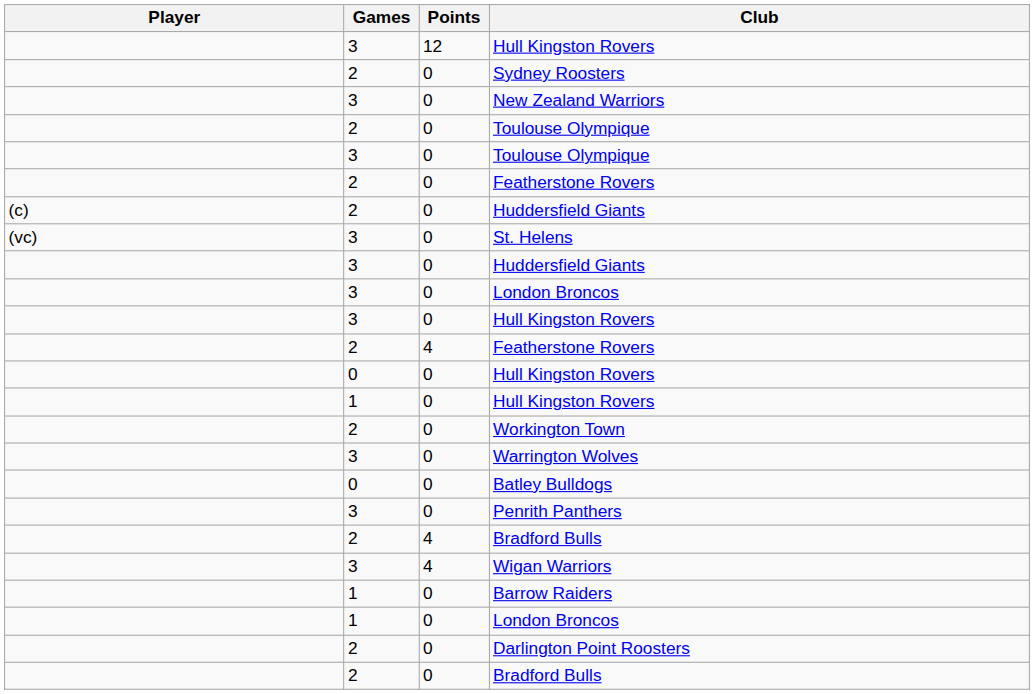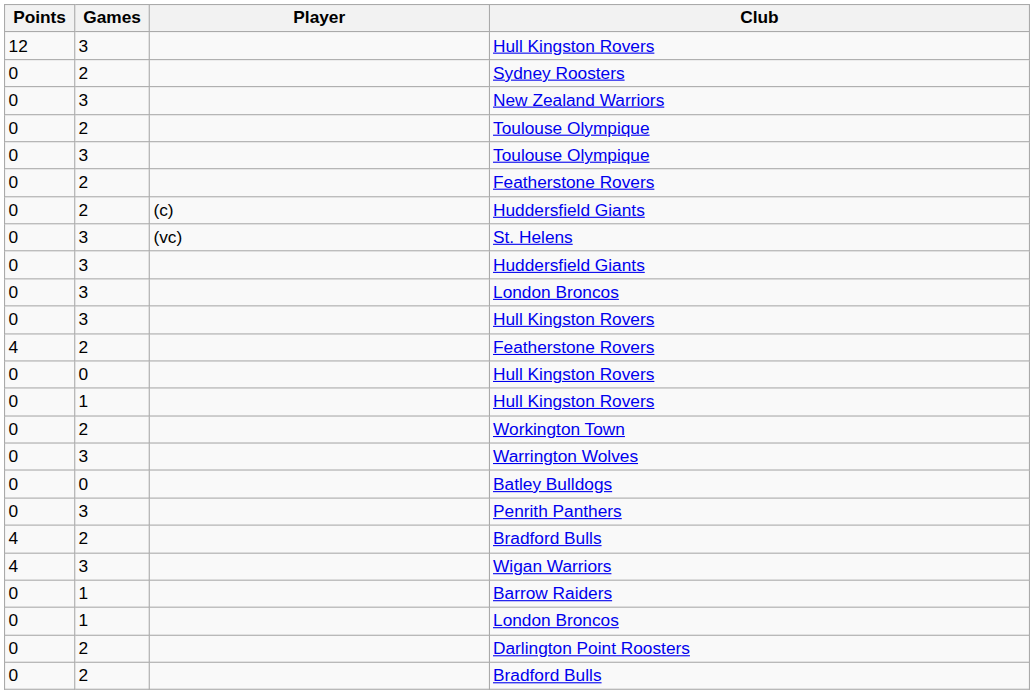columns swapped: (174, 18) <-> (454, 18)
